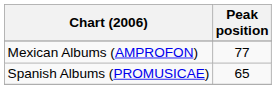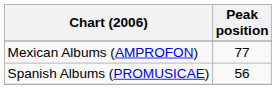(242, 73) 65 -> (242, 73) 56
